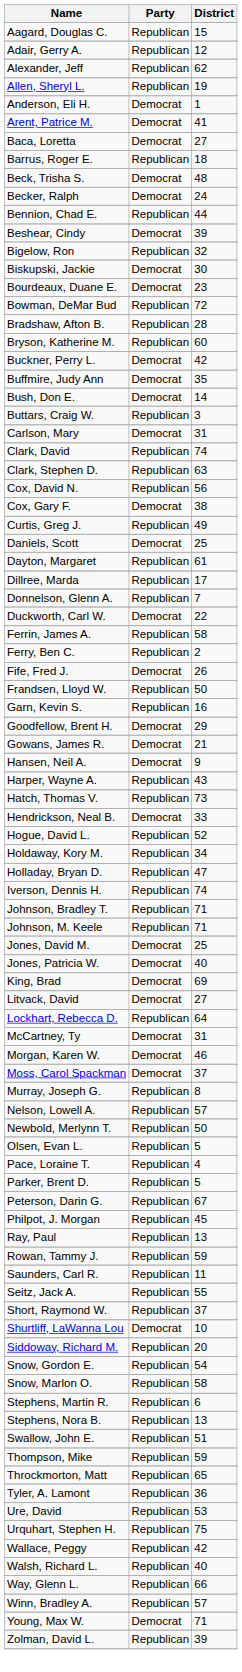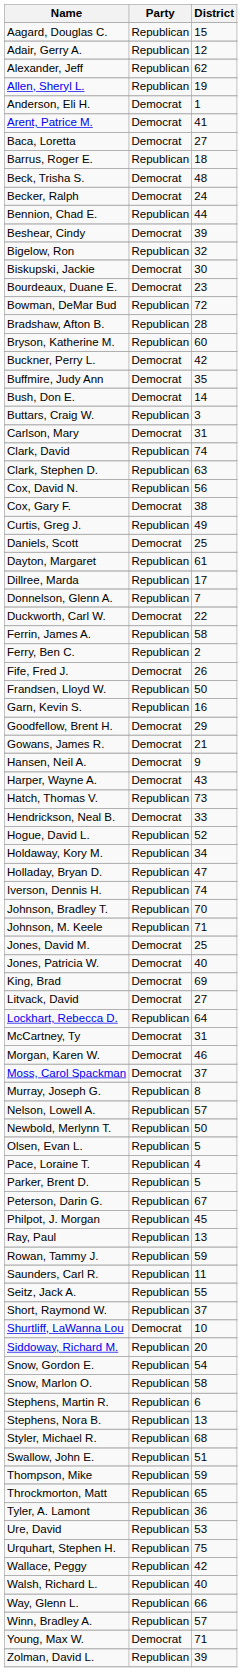(160, 780) Republican -> (156, 780) Democrat
(201, 908) 71 -> (201, 908) 70
+ row: (52, 1438)
